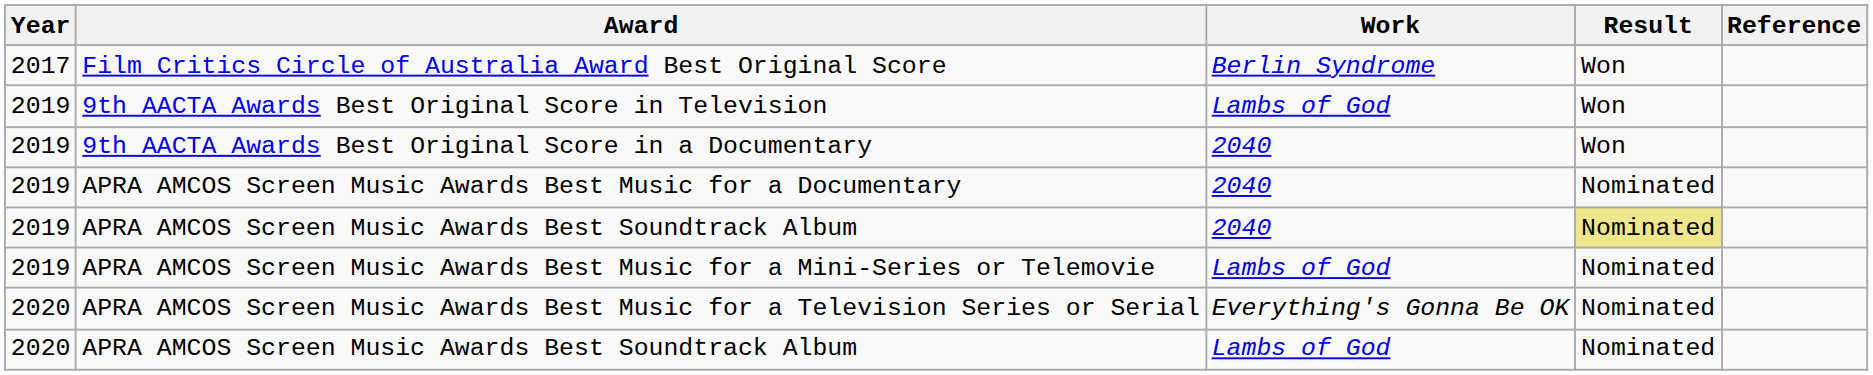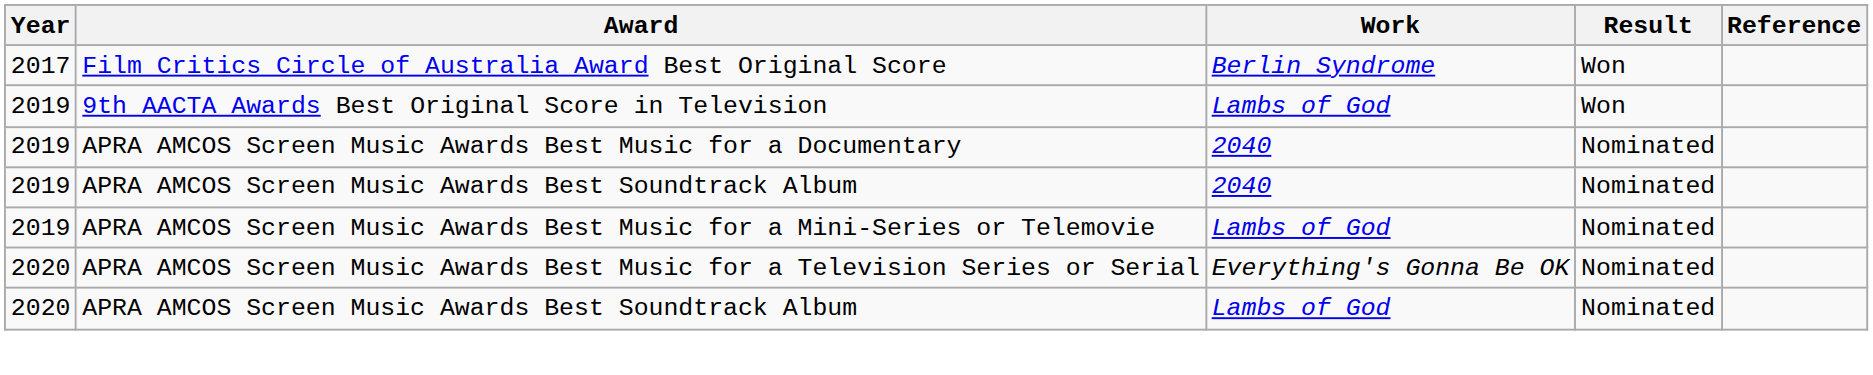- row: (477, 147)
(1648, 228) khaki background -> (1648, 187) no background
